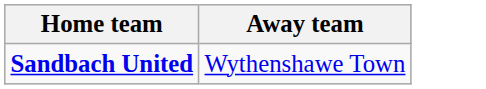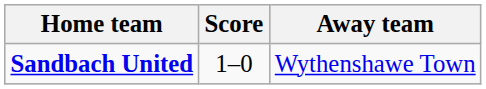+ column: (234, 24)
